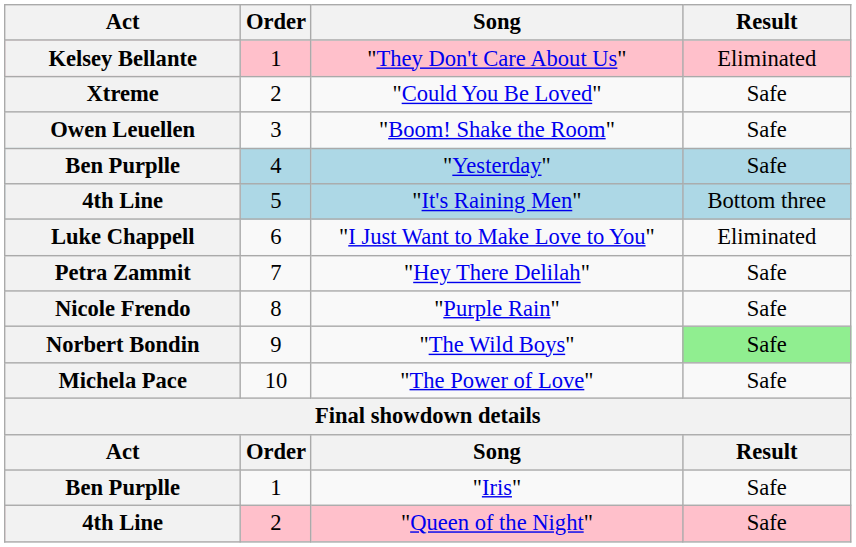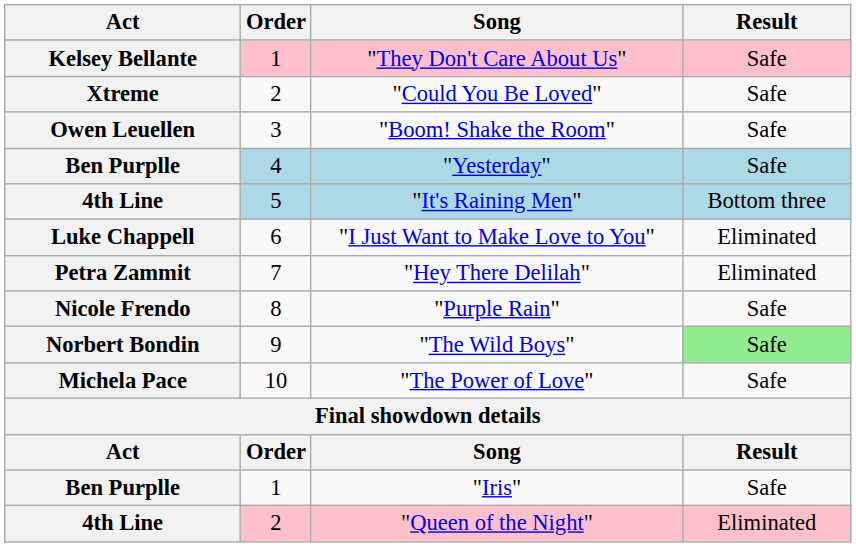(767, 58) Eliminated -> (767, 58) Safe
(767, 272) Safe -> (767, 272) Eliminated
(767, 523) Safe -> (767, 523) Eliminated
